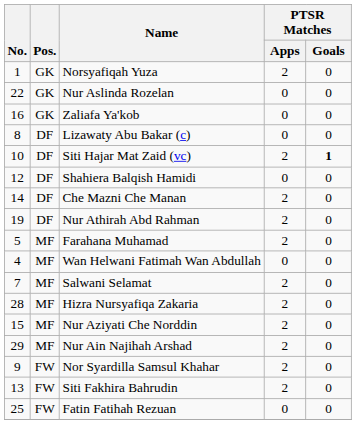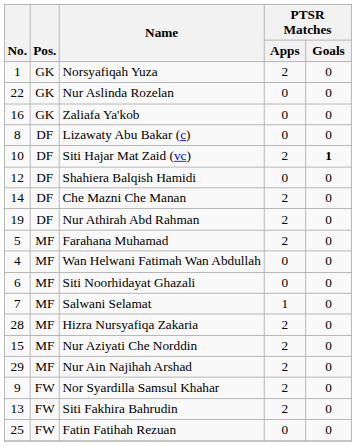+ row: (129, 282)
(285, 282) 2 -> (285, 303) 1
